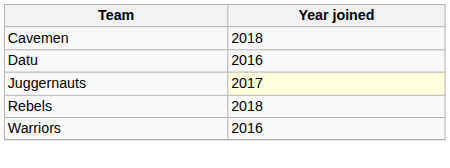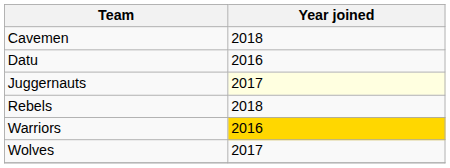(247, 128) no background -> (247, 128) gold background
+ row: (31, 151)
